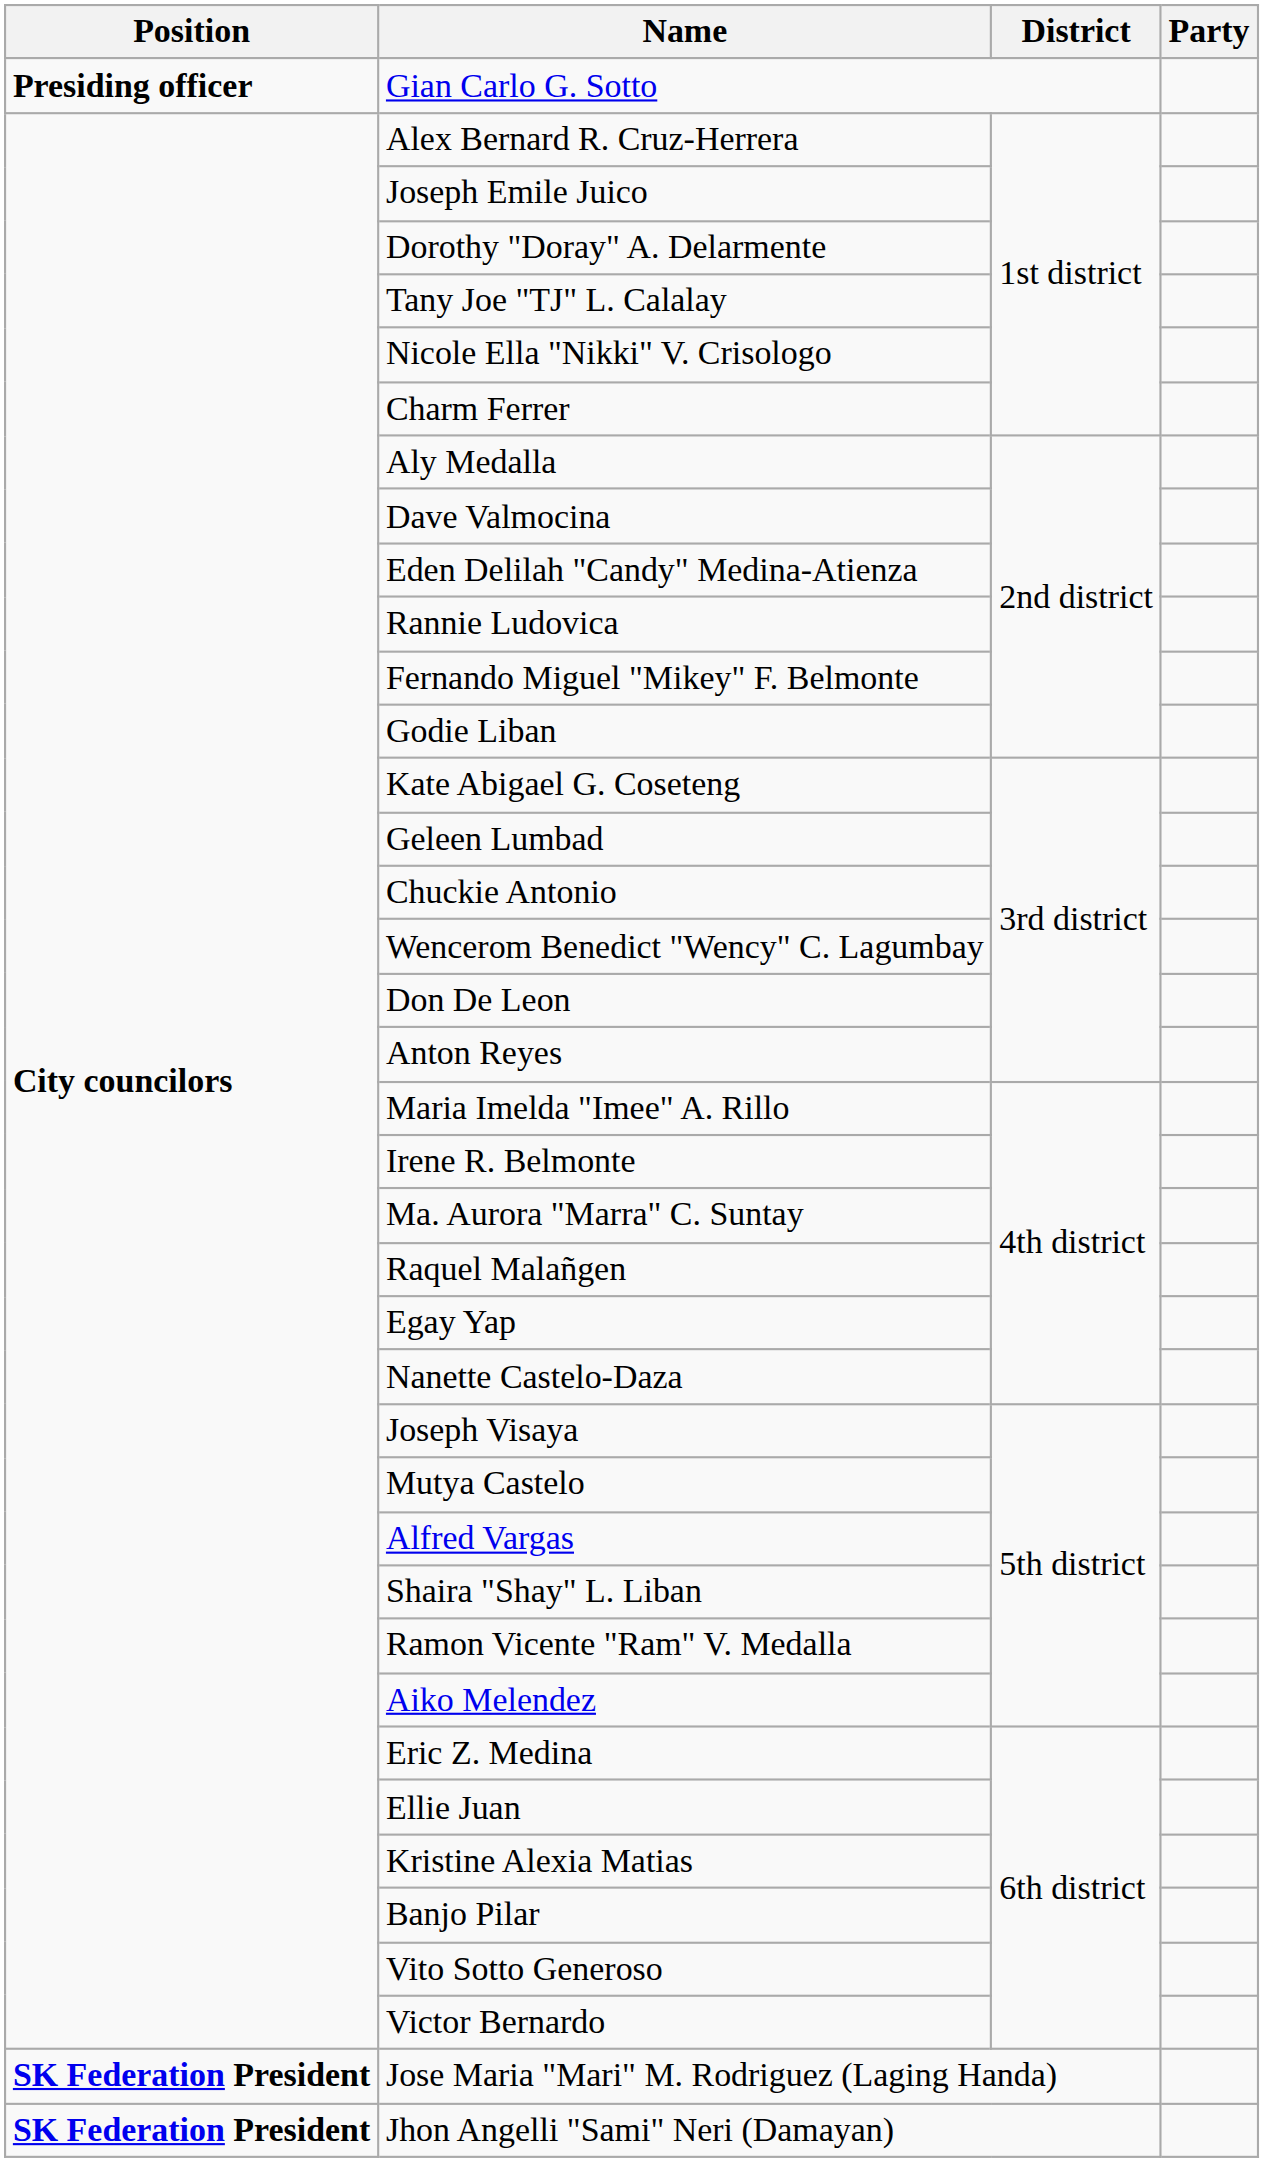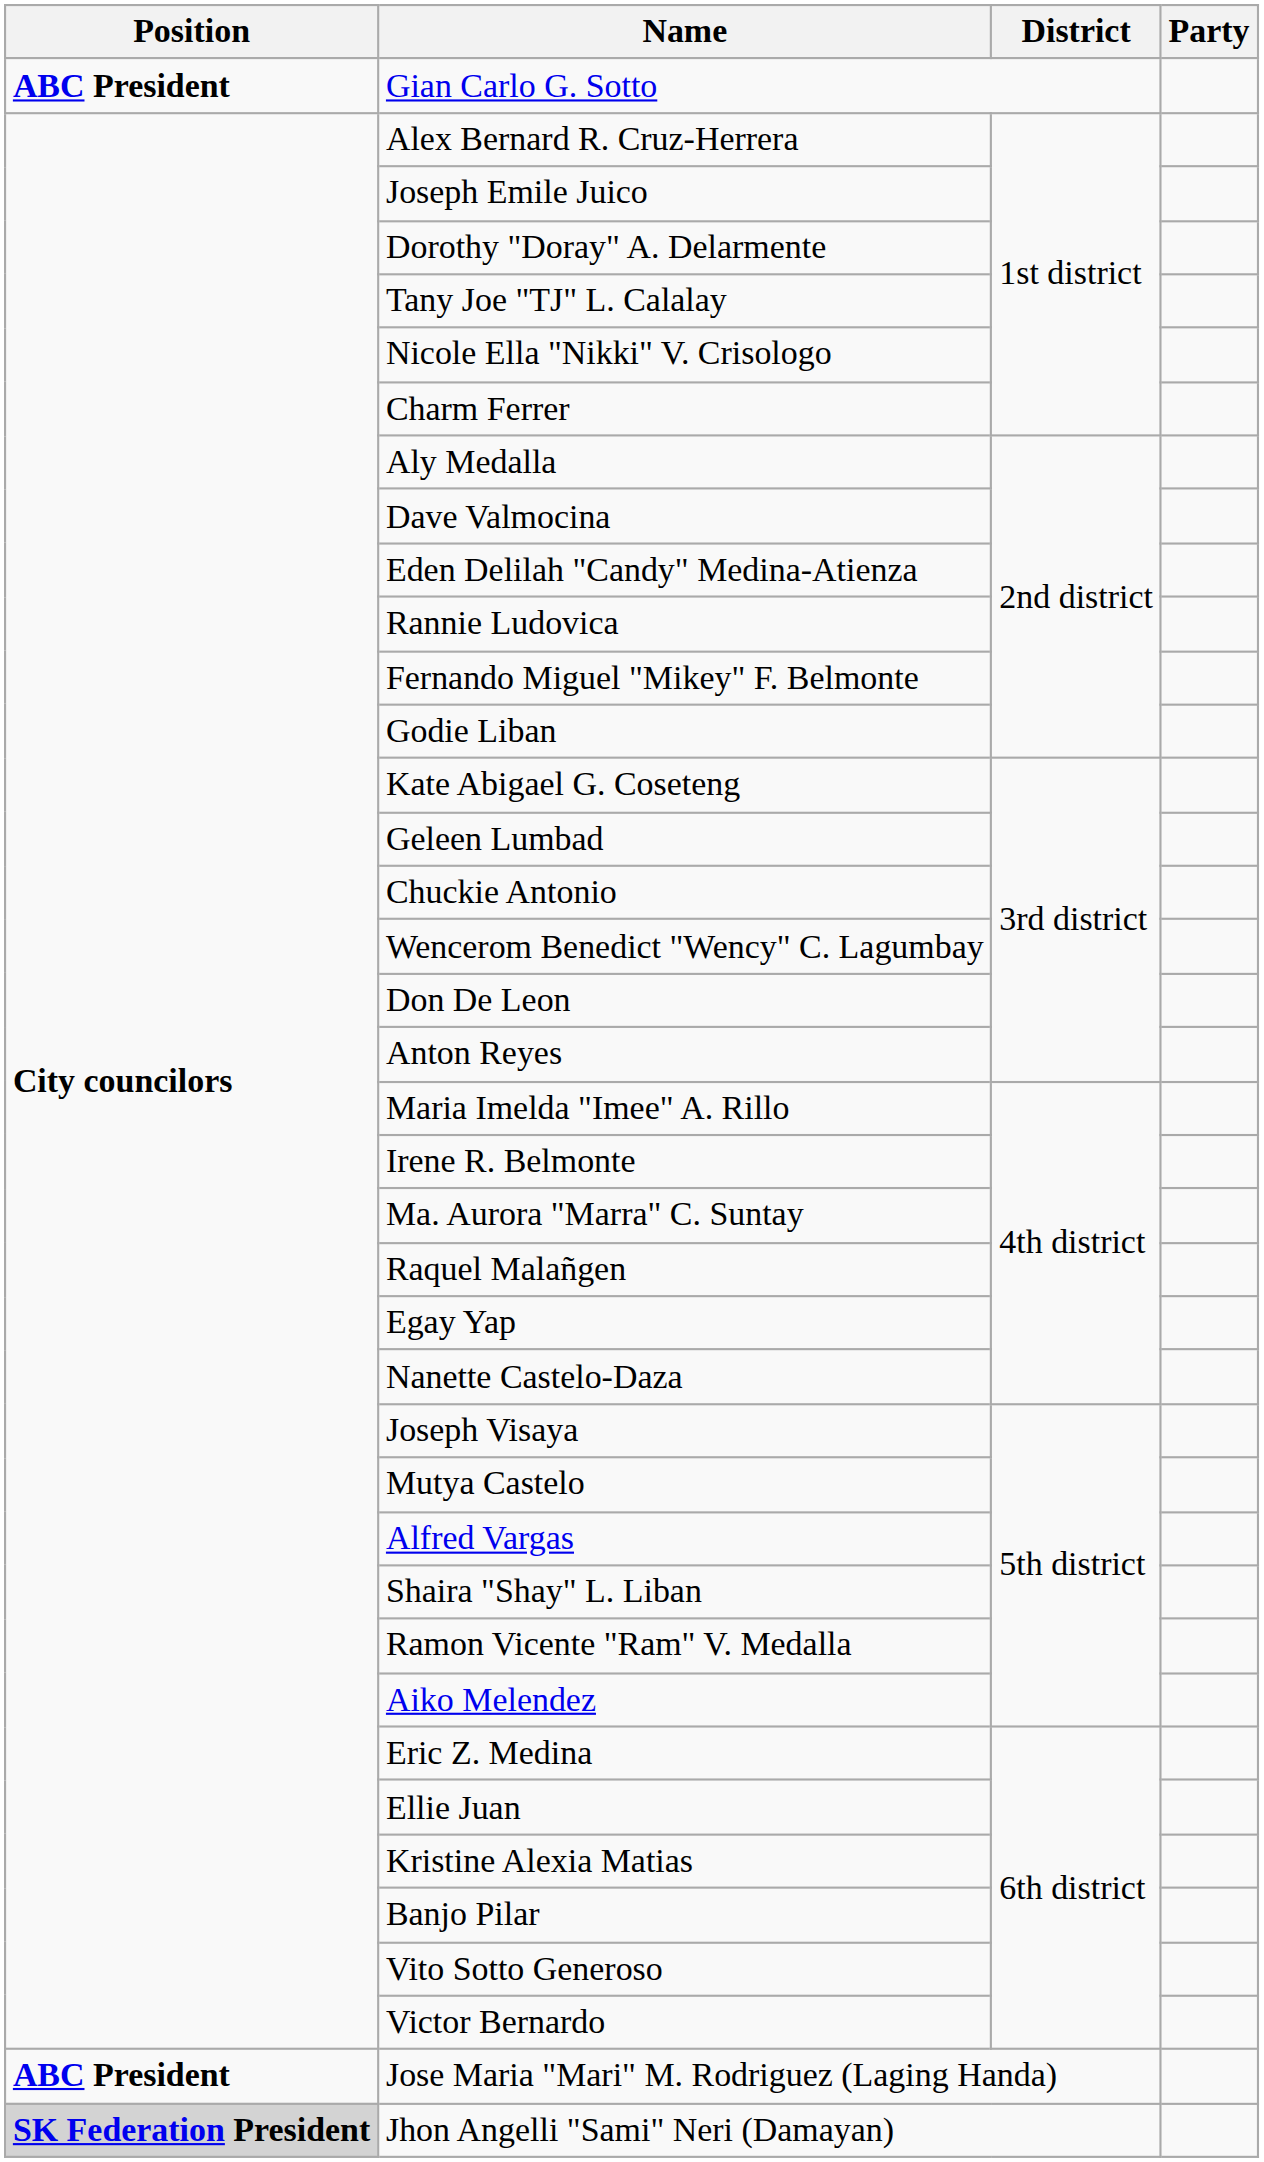(133, 85) Presiding officer -> (121, 85) ABC President
(192, 2075) SK Federation President -> (121, 2075) ABC President
(192, 2129) no background -> (192, 2129) lightgrey background
